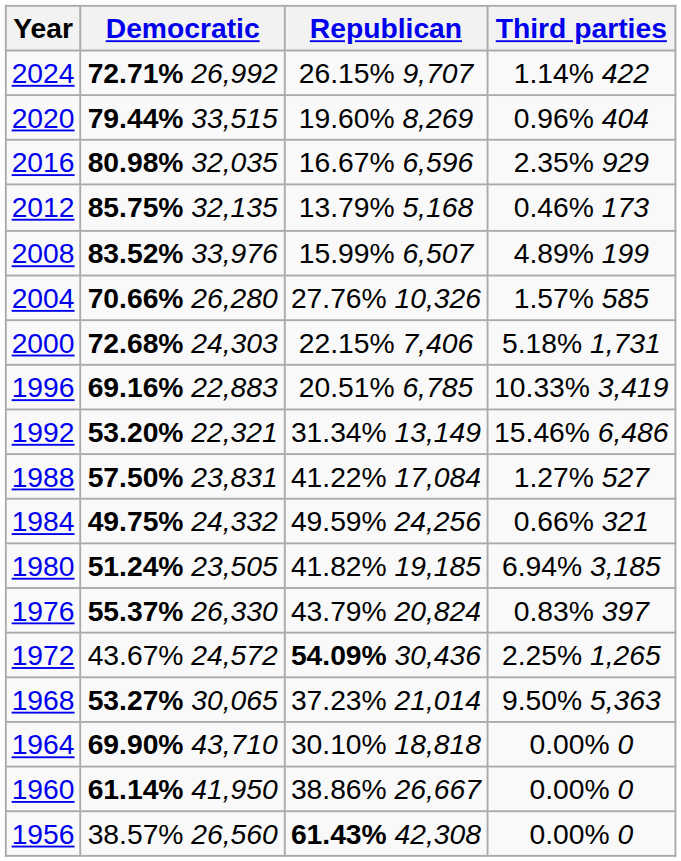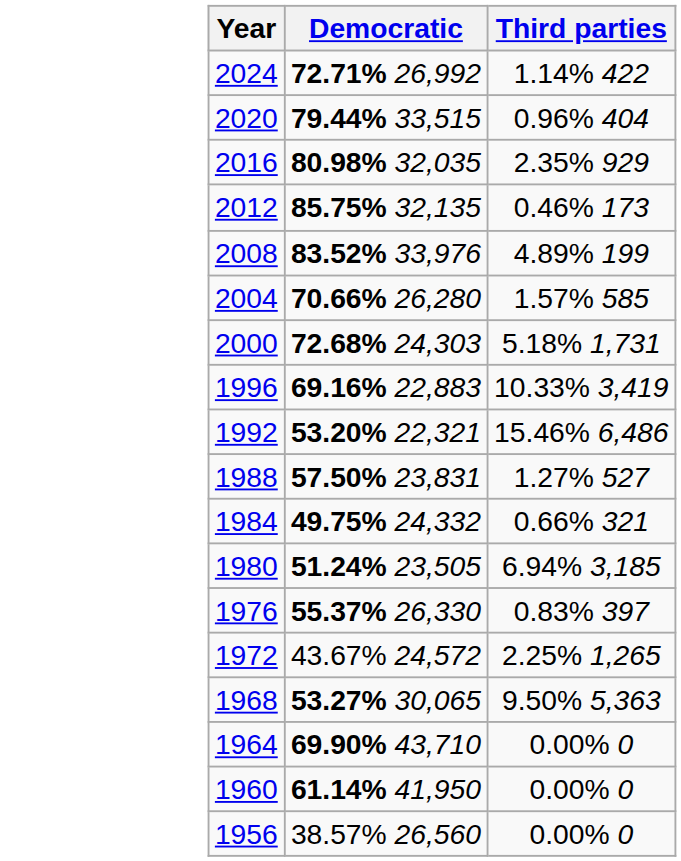- column: (386, 29)
